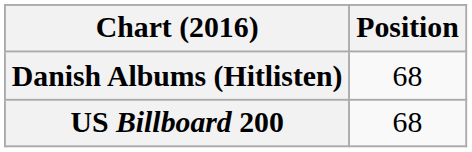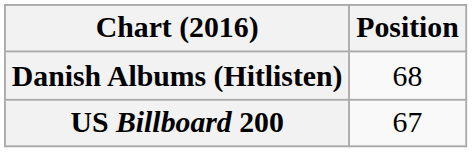(408, 122) 68 -> (408, 122) 67
